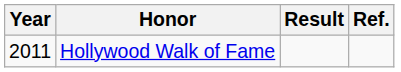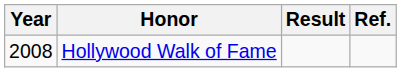(30, 50) 2011 -> (31, 50) 2008
